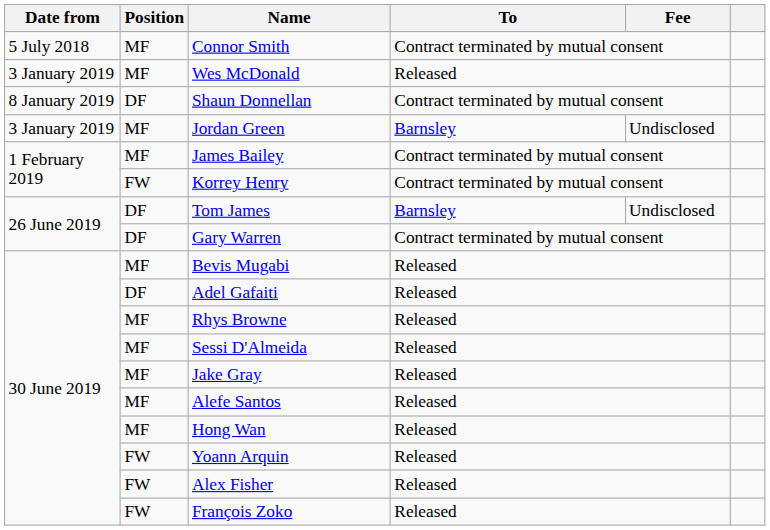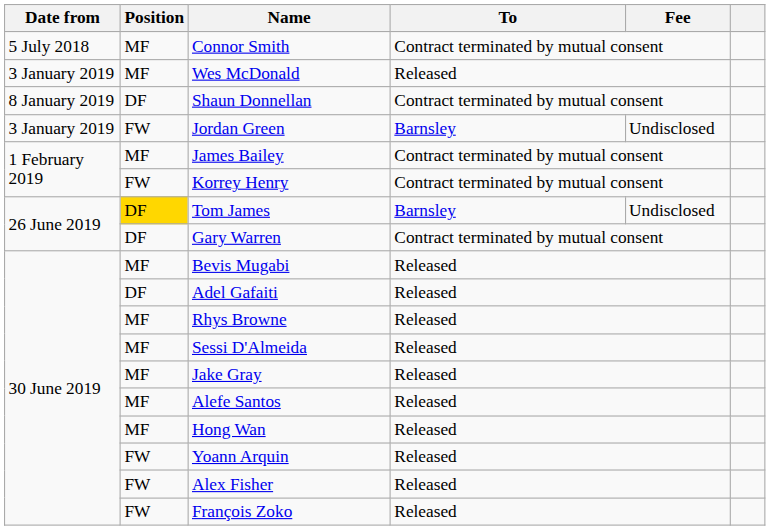(137, 127) MF -> (137, 127) FW
(136, 210) no background -> (136, 210) gold background
